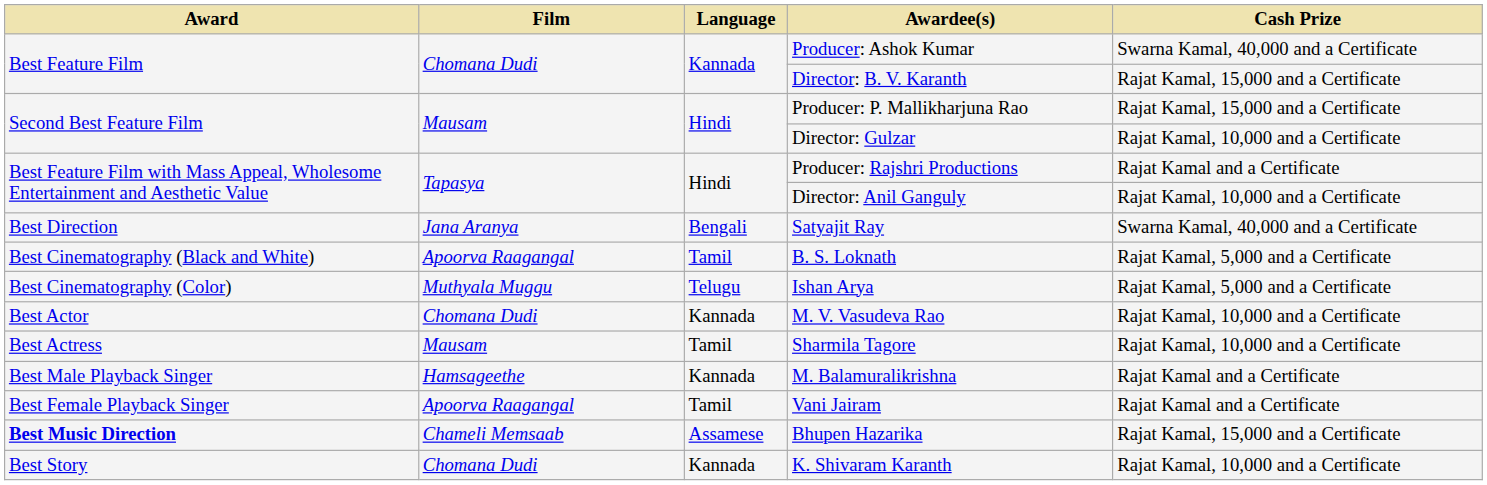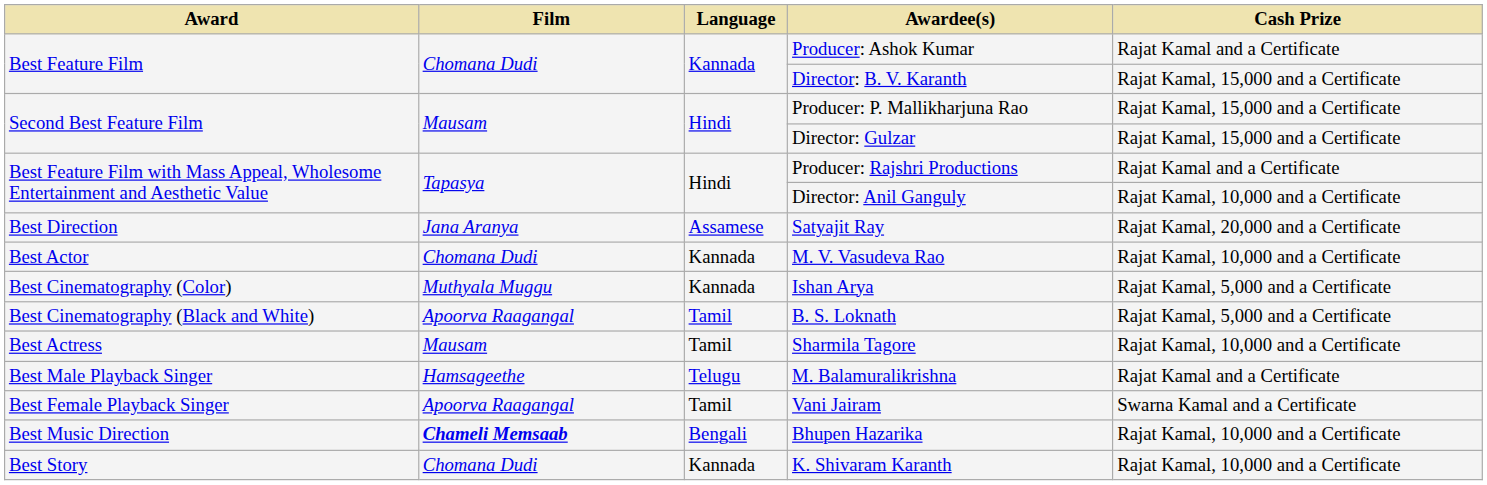(1267, 49) Swarna Kamal, 40,000 and a Certificate -> (1228, 49) Rajat Kamal and a Certificate
(1259, 138) Rajat Kamal, 10,000 and a Certificate -> (1259, 138) Rajat Kamal, 15,000 and a Certificate
(718, 227) Bengali -> (726, 227) Assamese
(1267, 227) Swarna Kamal, 40,000 and a Certificate -> (1259, 227) Rajat Kamal, 20,000 and a Certificate
rows swapped: (844, 256) <-> (868, 316)
(714, 286) Telugu -> (722, 286) Kannada
(722, 375) Kannada -> (714, 375) Telugu
(1228, 405) Rajat Kamal and a Certificate -> (1237, 405) Swarna Kamal and a Certificate
(92, 434) bold -> (89, 434) normal
(493, 434) normal -> (495, 434) bold
(726, 434) Assamese -> (718, 434) Bengali
(1259, 434) Rajat Kamal, 15,000 and a Certificate -> (1259, 434) Rajat Kamal, 10,000 and a Certificate
